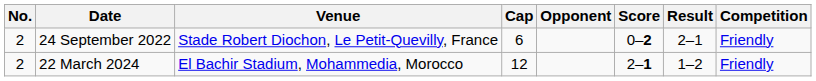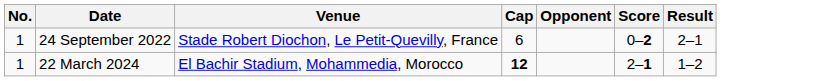- column: (764, 16)
(20, 40) 2 -> (20, 40) 1
(20, 64) 2 -> (20, 64) 1
(519, 64) normal -> (519, 64) bold
